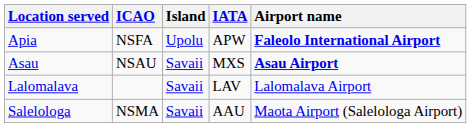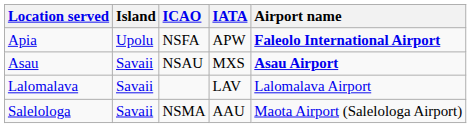columns swapped: (186, 16) <-> (135, 16)
